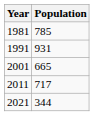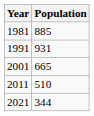(43, 31) 785 -> (43, 31) 885
(43, 84) 717 -> (43, 84) 510
